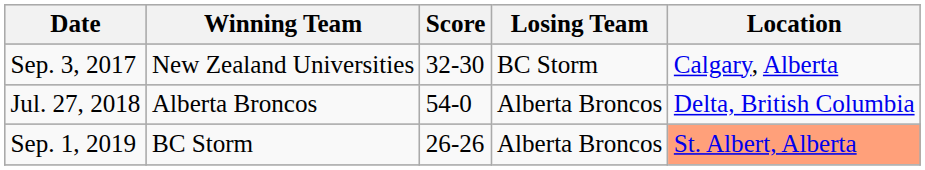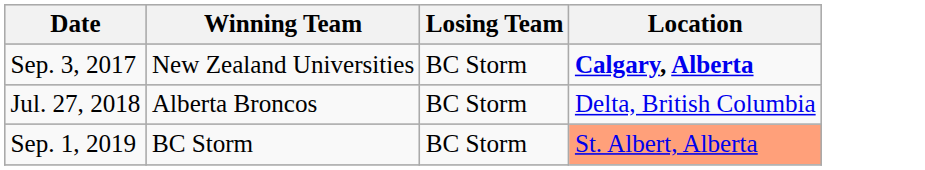- column: (456, 24)
(756, 64) normal -> (664, 64) bold
(580, 104) Alberta Broncos -> (476, 104) BC Storm
(580, 143) Alberta Broncos -> (476, 143) BC Storm
